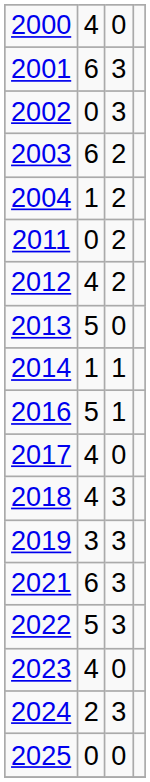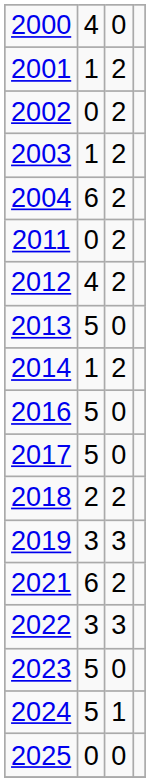(91, 68) 6 -> (91, 68) 1
(119, 68) 3 -> (119, 68) 2
(119, 111) 3 -> (119, 111) 2
(91, 154) 6 -> (91, 154) 1
(91, 197) 1 -> (91, 197) 6
(119, 369) 1 -> (119, 369) 2
(119, 411) 1 -> (119, 411) 0
(91, 454) 4 -> (91, 454) 5
(91, 497) 4 -> (91, 497) 2
(119, 497) 3 -> (119, 497) 2
(119, 583) 3 -> (119, 583) 2
(91, 626) 5 -> (91, 626) 3
(91, 669) 4 -> (91, 669) 5
(91, 712) 2 -> (91, 712) 5
(119, 712) 3 -> (119, 712) 1
